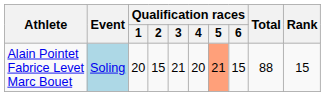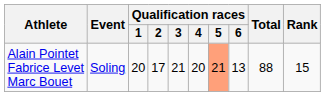(108, 68) lightblue background -> (108, 68) no background
(158, 68) 15 -> (158, 68) 17
(238, 68) 15 -> (238, 68) 13
